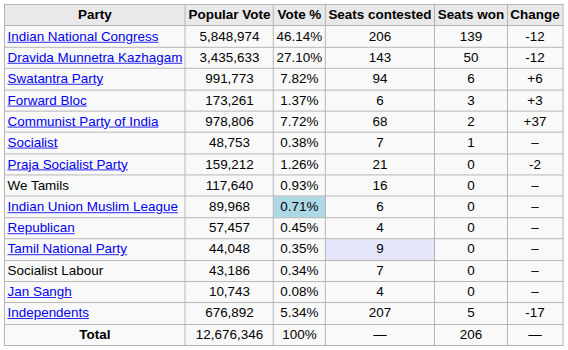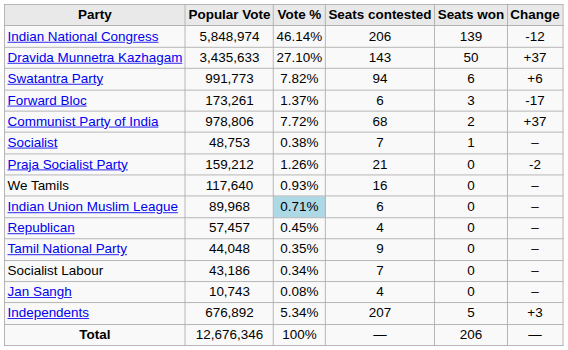(535, 57) -12 -> (535, 57) +37
(535, 100) +3 -> (535, 100) -17
(380, 249) lavender background -> (380, 249) no background
(535, 313) -17 -> (535, 313) +3
